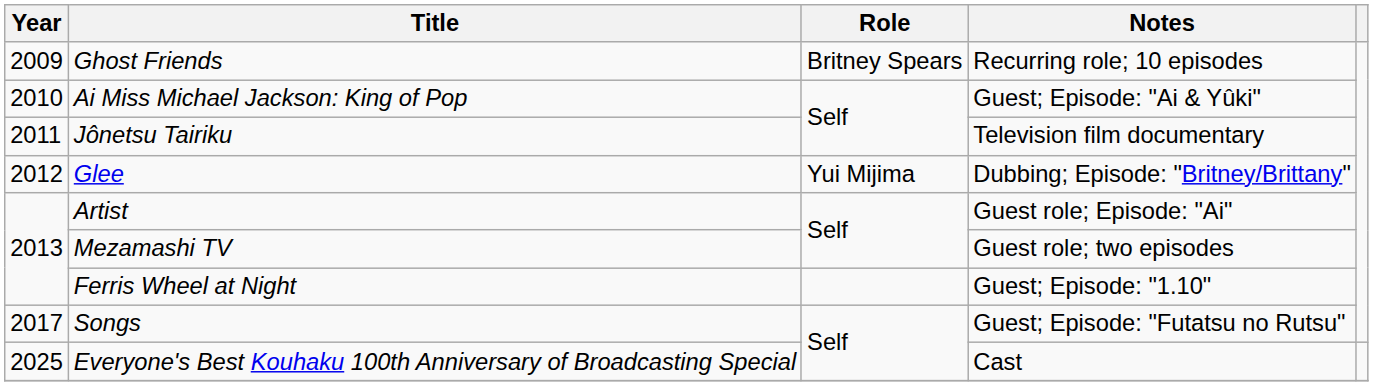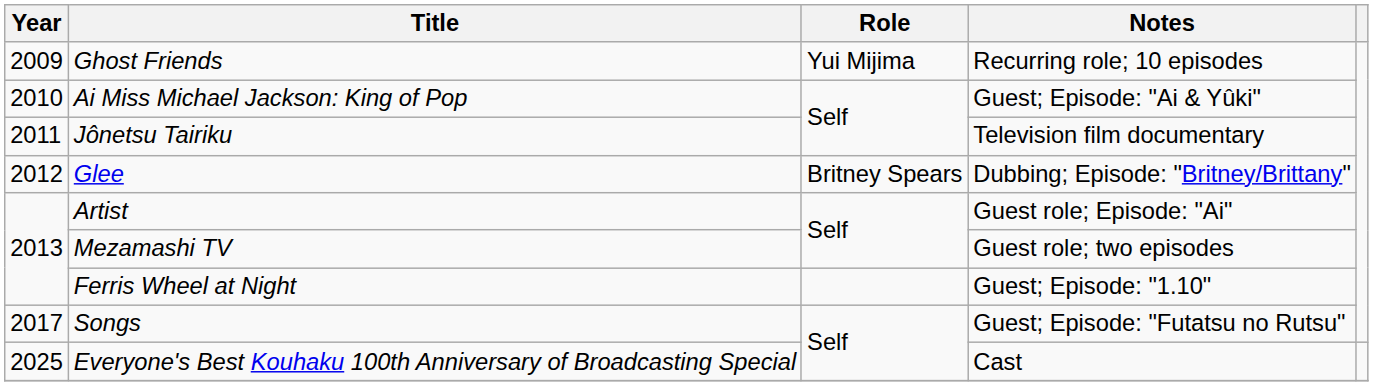(885, 60) Britney Spears -> (861, 60) Yui Mijima
(861, 173) Yui Mijima -> (885, 173) Britney Spears
